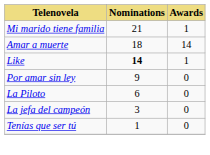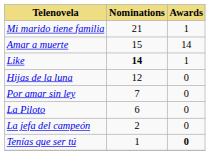(137, 45) 18 -> (137, 45) 15
+ row: (40, 77)
(137, 77) 9 -> (137, 93) 7
(137, 110) 3 -> (137, 126) 2
(186, 126) normal -> (186, 142) bold
